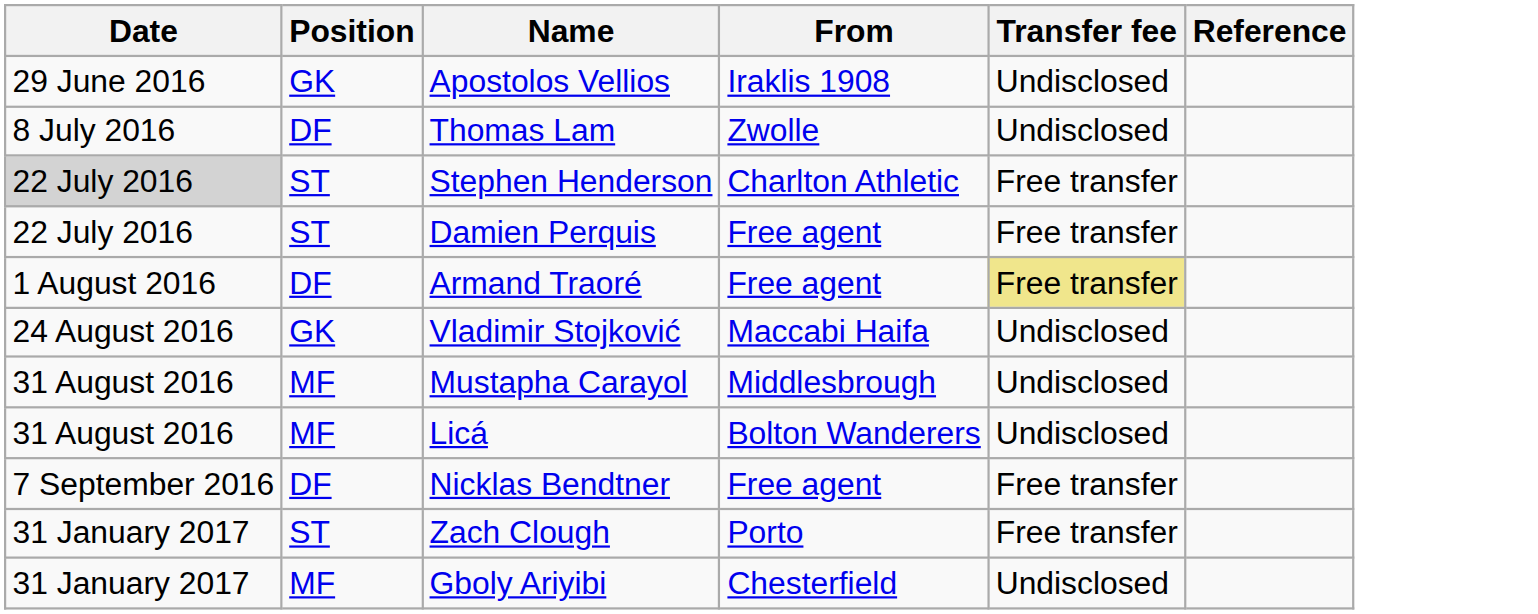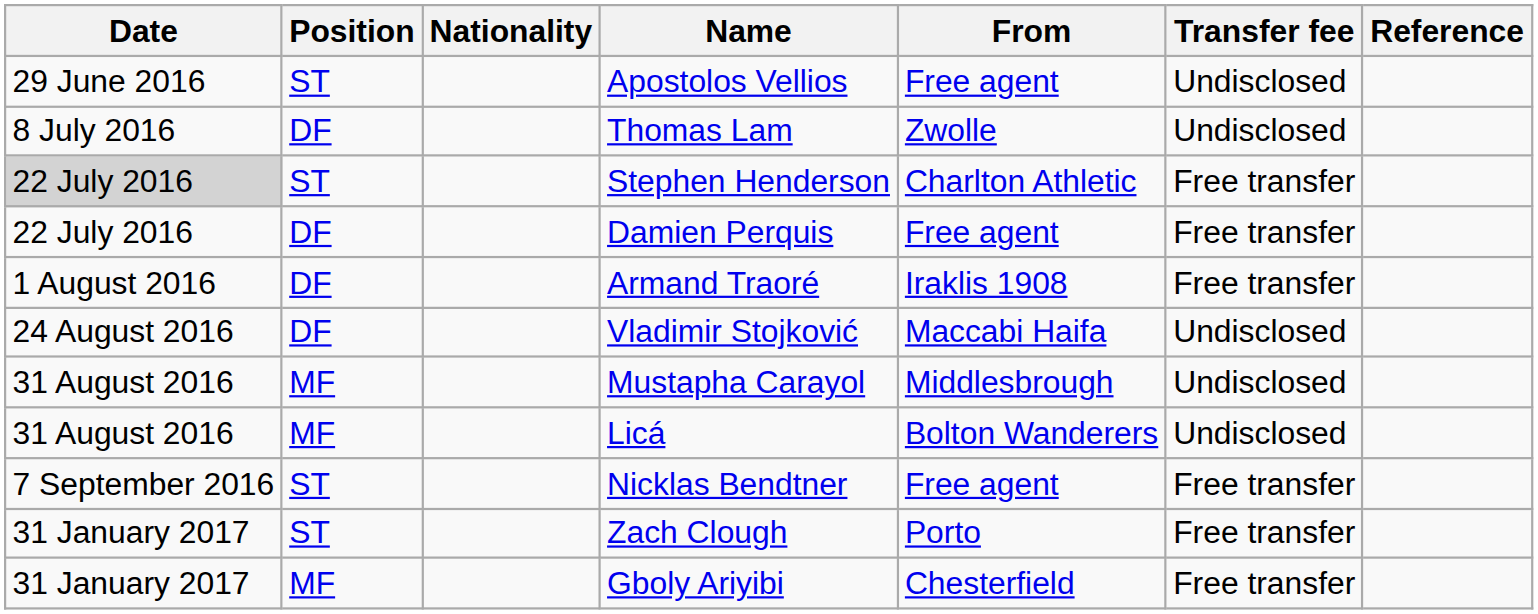+ column: (511, 31)
(312, 81) GK -> (310, 81) ST
(809, 81) Iraklis 1908 -> (982, 81) Free agent
(310, 232) ST -> (310, 232) DF
(804, 282) Free agent -> (986, 282) Iraklis 1908
(1087, 282) khaki background -> (1264, 282) no background
(312, 332) GK -> (310, 332) DF
(310, 483) DF -> (310, 483) ST
(1082, 584) Undisclosed -> (1264, 584) Free transfer
